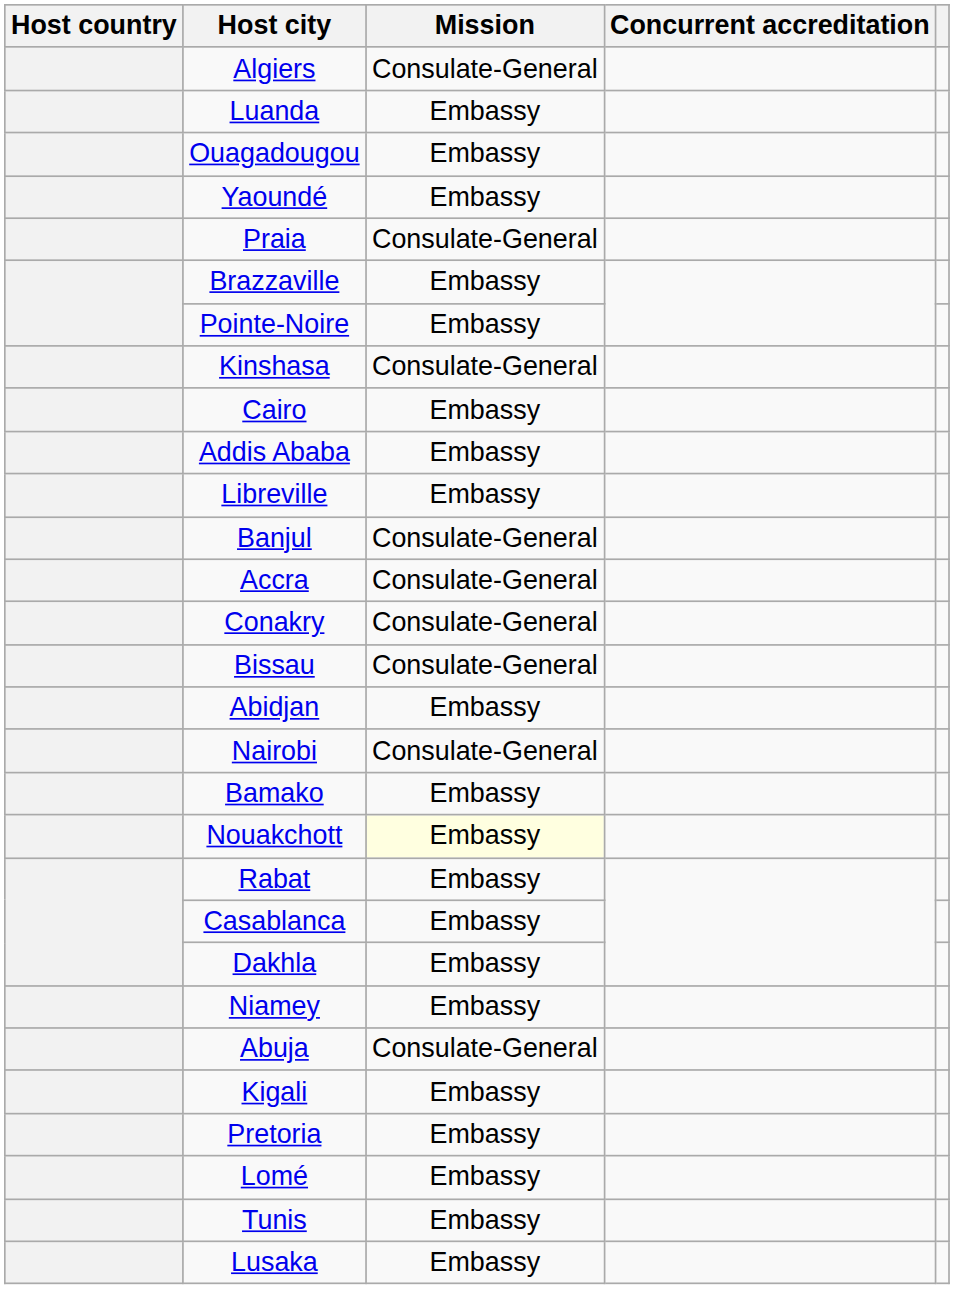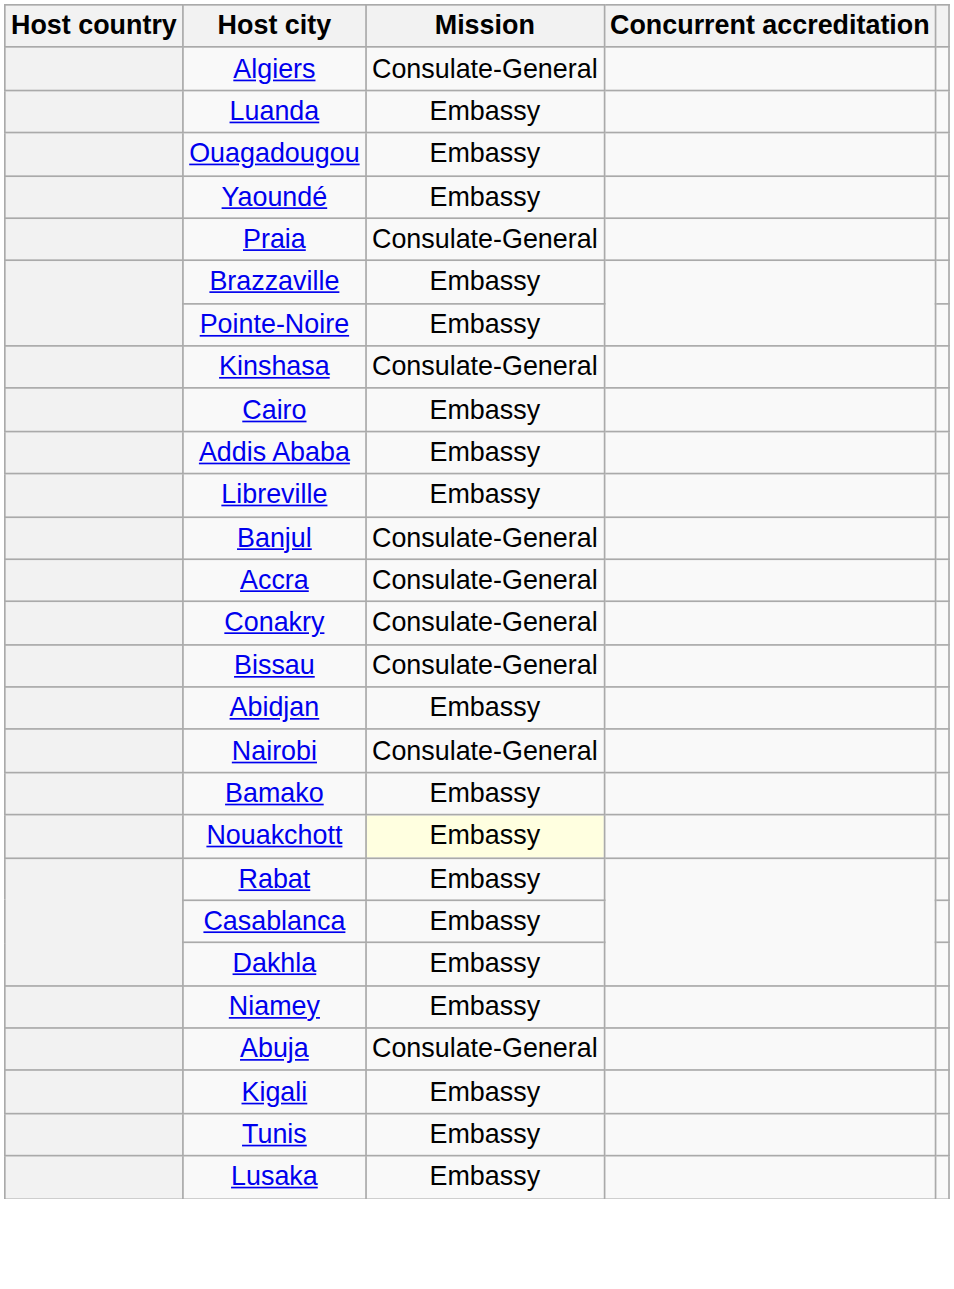- row: (274, 1134)
- row: (274, 1176)
